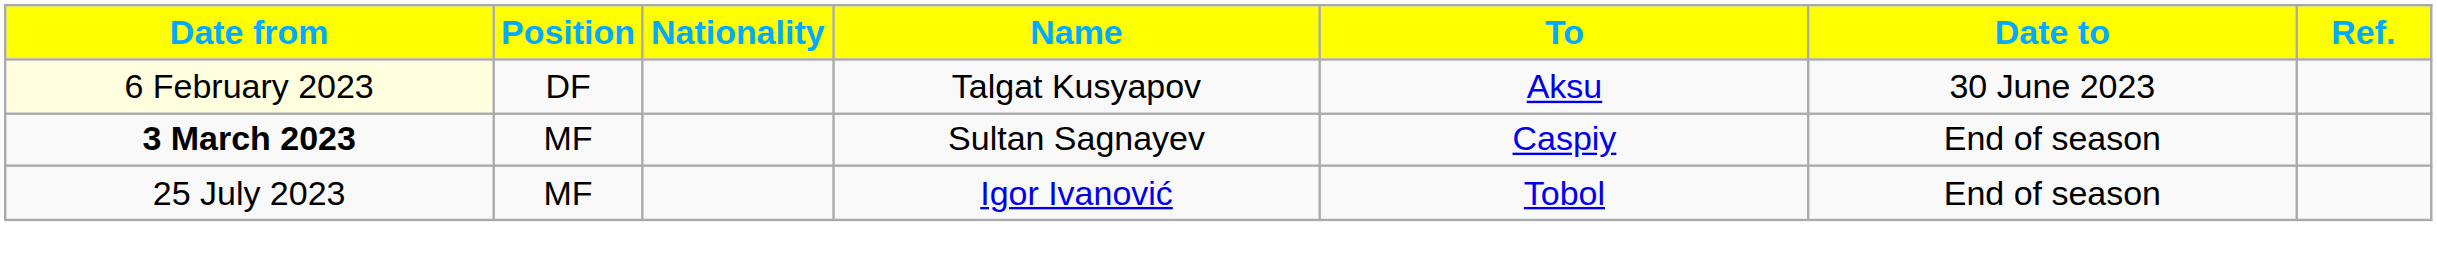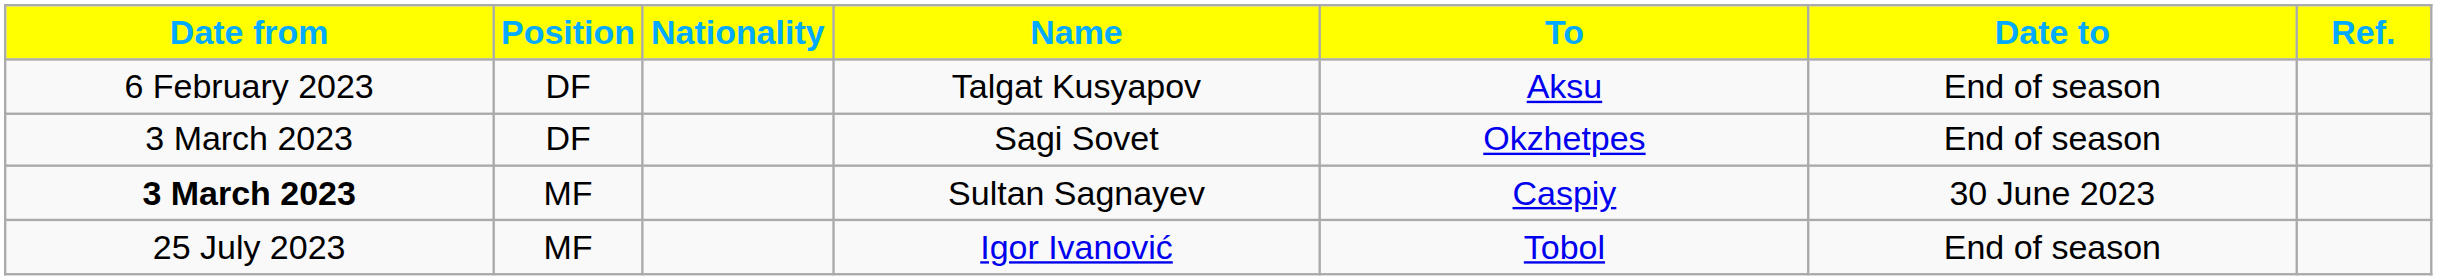(249, 86) lightyellow background -> (249, 86) no background
(2052, 86) 30 June 2023 -> (2052, 86) End of season
+ row: (1076, 140)
(2052, 140) End of season -> (2052, 193) 30 June 2023
